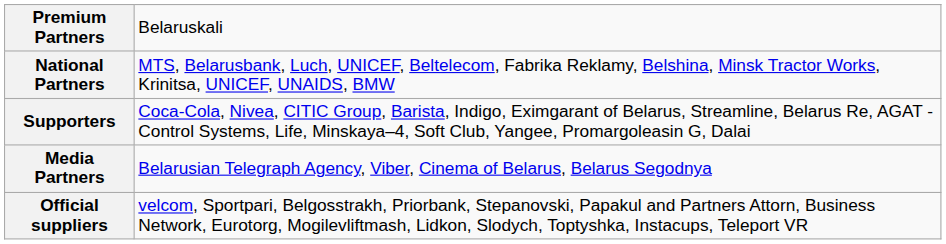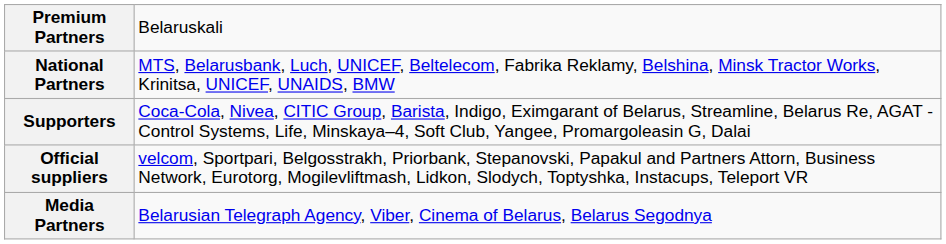rows swapped: (69, 215) <-> (69, 168)
